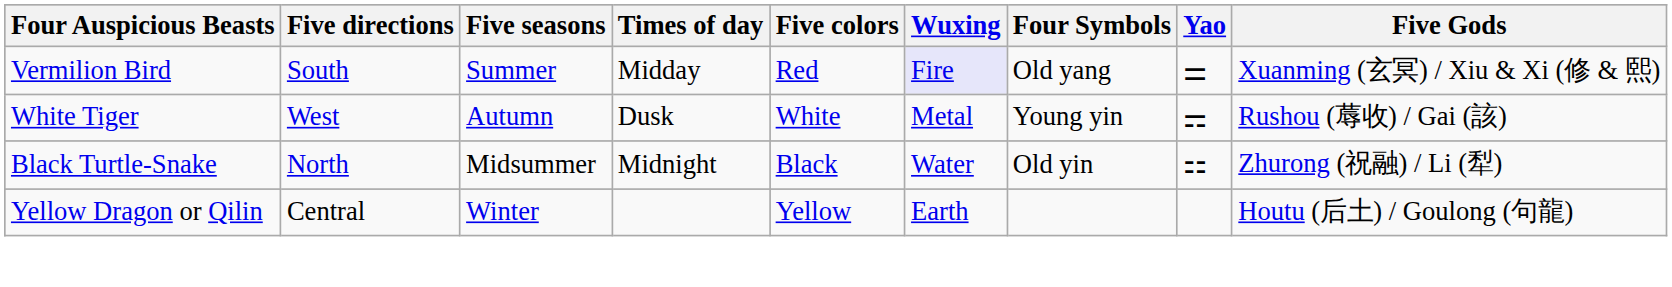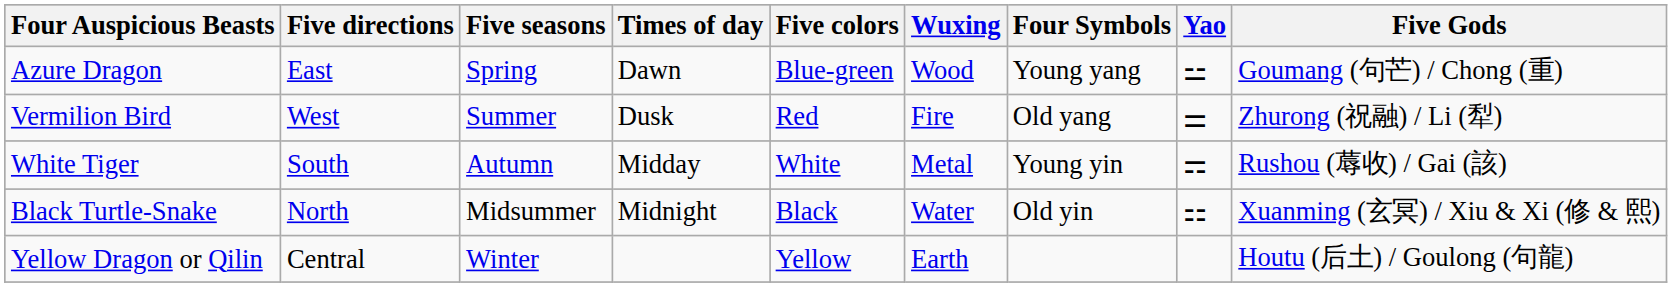+ row: (87, 70)
(318, 70) South -> (313, 117) West
(659, 70) Midday -> (646, 117) Dusk
(932, 70) lavender background -> (932, 117) no background
(1449, 69) Xuanming (玄冥) / Xiu & Xi (修 & 熙) -> (1370, 116) Zhurong (祝融) / Li (犁)
(313, 117) West -> (318, 164) South
(646, 117) Dusk -> (659, 164) Midday
(1370, 163) Zhurong (祝融) / Li (犁) -> (1449, 210) Xuanming (玄冥) / Xiu & Xi (修 & 熙)
